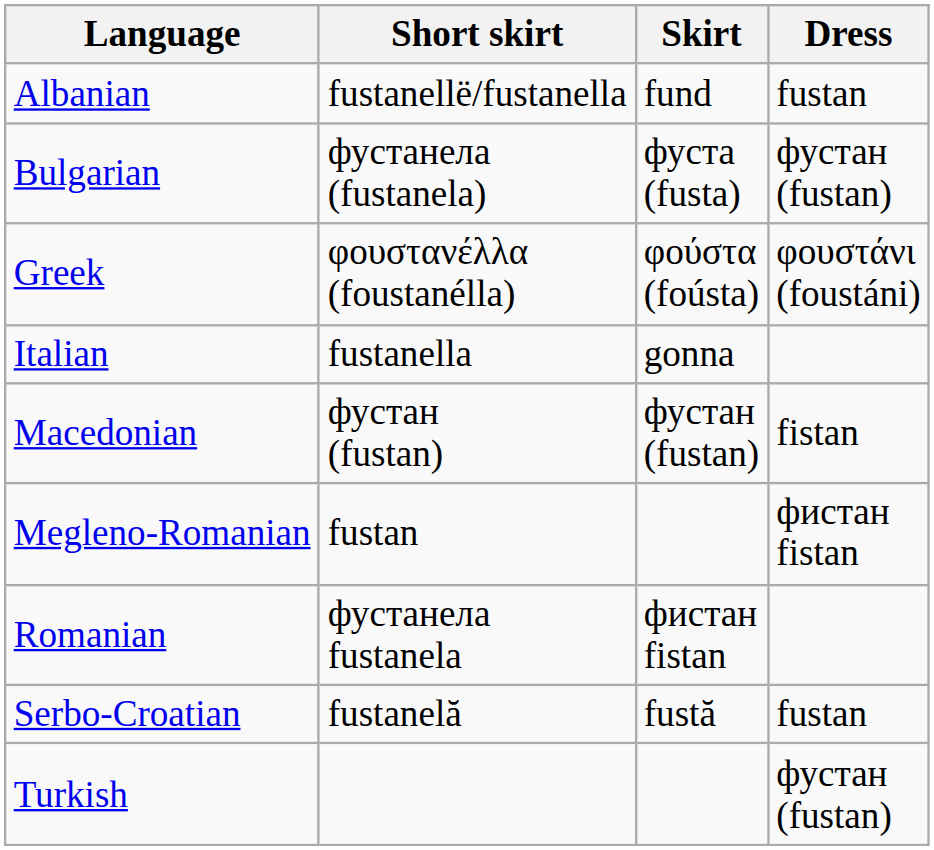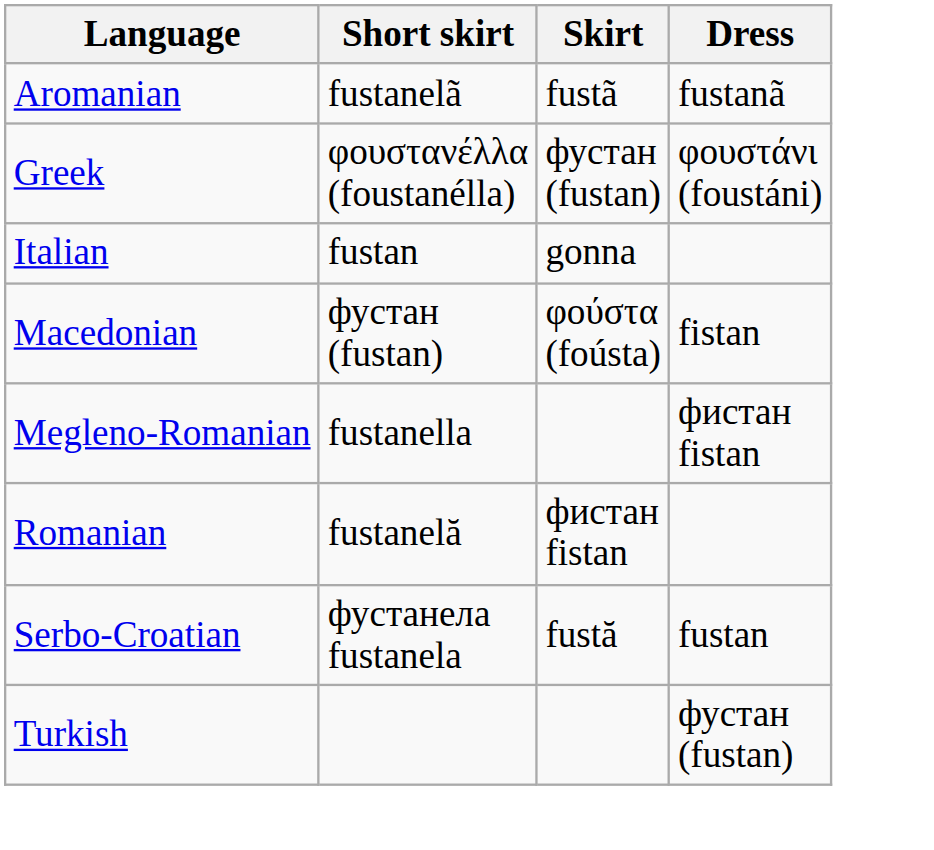- row: (82, 92)
+ row: (97, 92)
- row: (87, 172)
(701, 273) φούστα (foústa) -> (603, 172) фустан (fustan)
(400, 352) fustanella -> (373, 252) fustan
(701, 432) фустан (fustan) -> (603, 332) φούστα (foústa)
(373, 533) fustan -> (400, 432) fustanella
(409, 633) фустанела fustanela -> (395, 533) fustanelă
(395, 713) fustanelă -> (409, 633) фустанела fustanela
